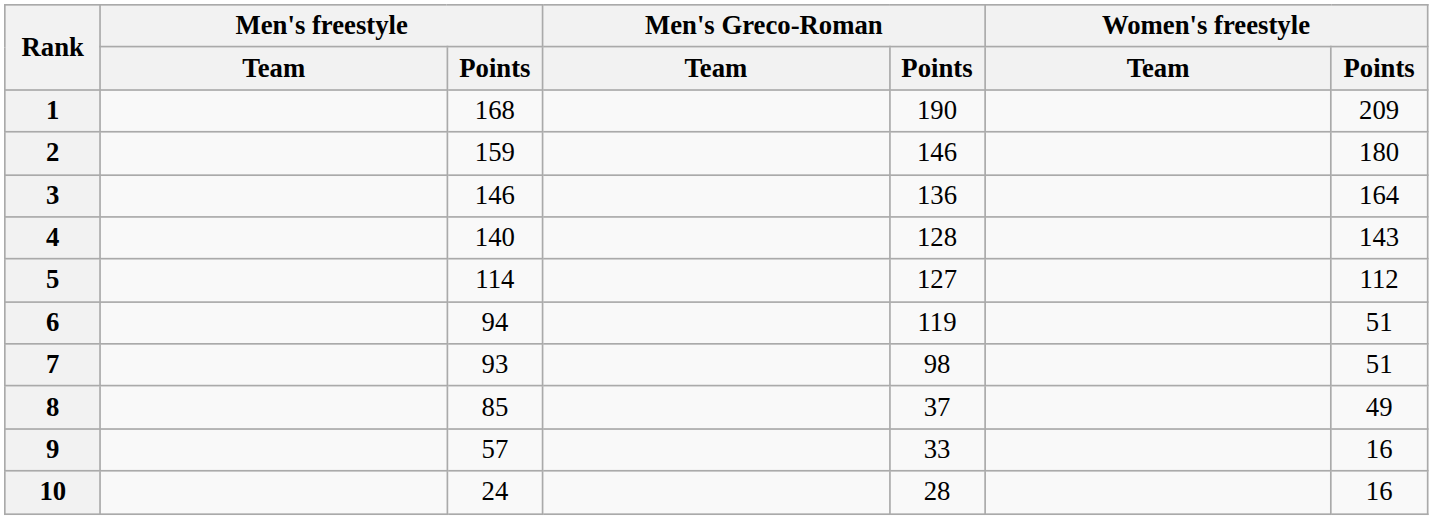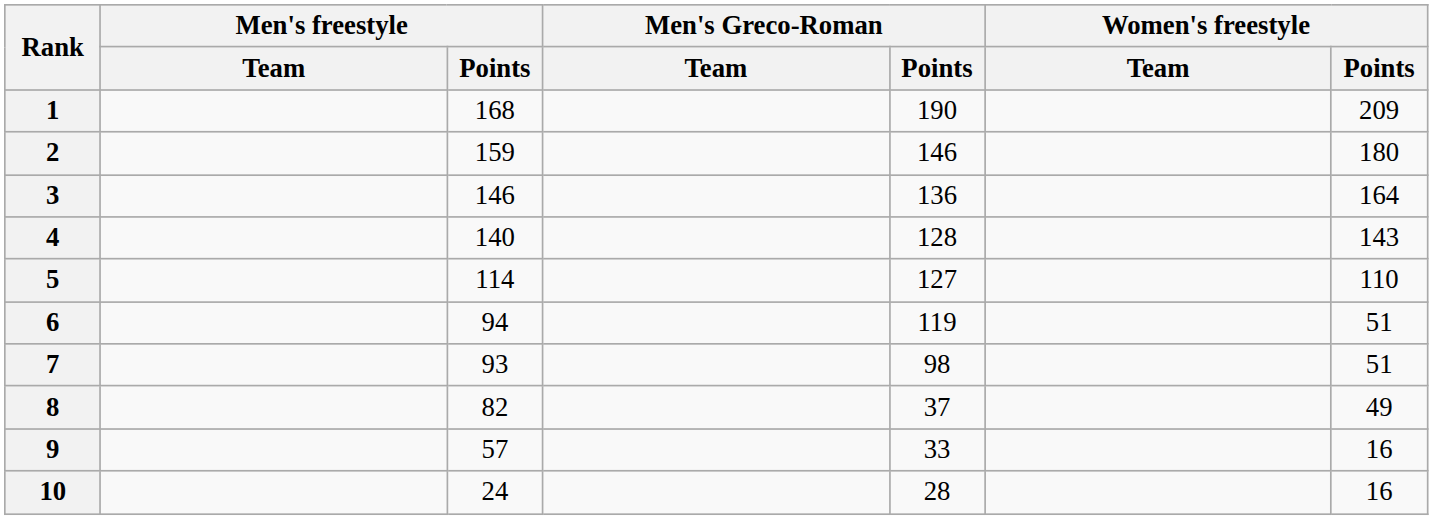(1379, 279) 112 -> (1379, 279) 110
(495, 407) 85 -> (495, 407) 82
